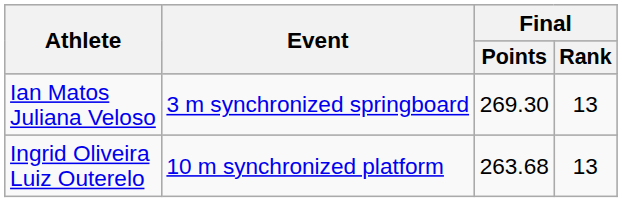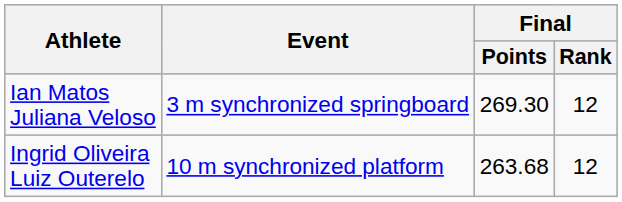(585, 105) 13 -> (585, 105) 12
(585, 166) 13 -> (585, 166) 12
